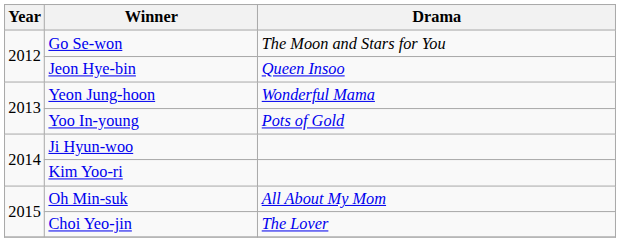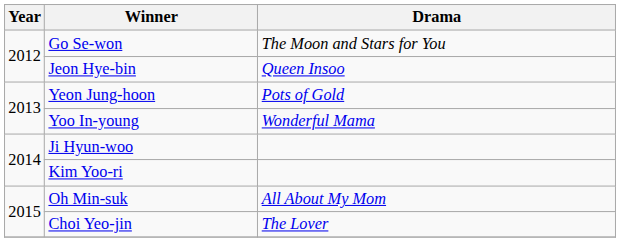(318, 95) Wonderful Mama -> (303, 95) Pots of Gold
(303, 120) Pots of Gold -> (318, 120) Wonderful Mama
